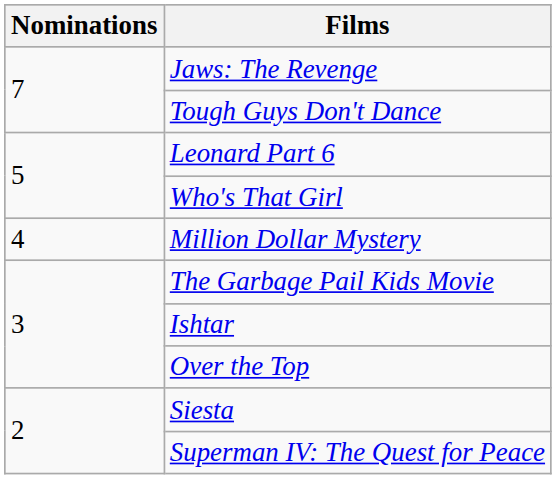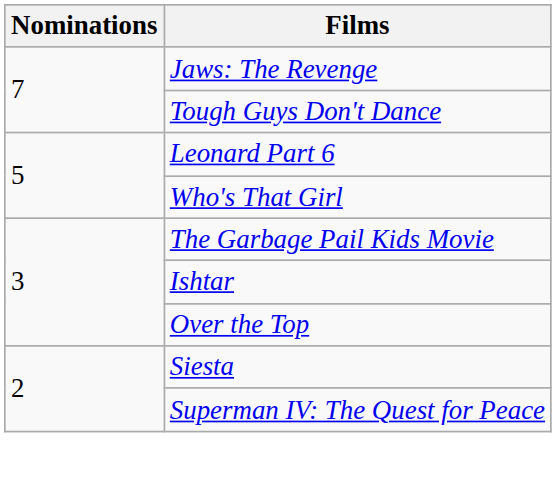- row: (295, 238)
